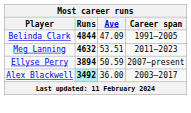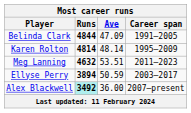+ row: (40, 50)
(156, 62) 2007–present -> (156, 75) 2003–2017
(156, 75) 2003–2017 -> (156, 88) 2007–present
